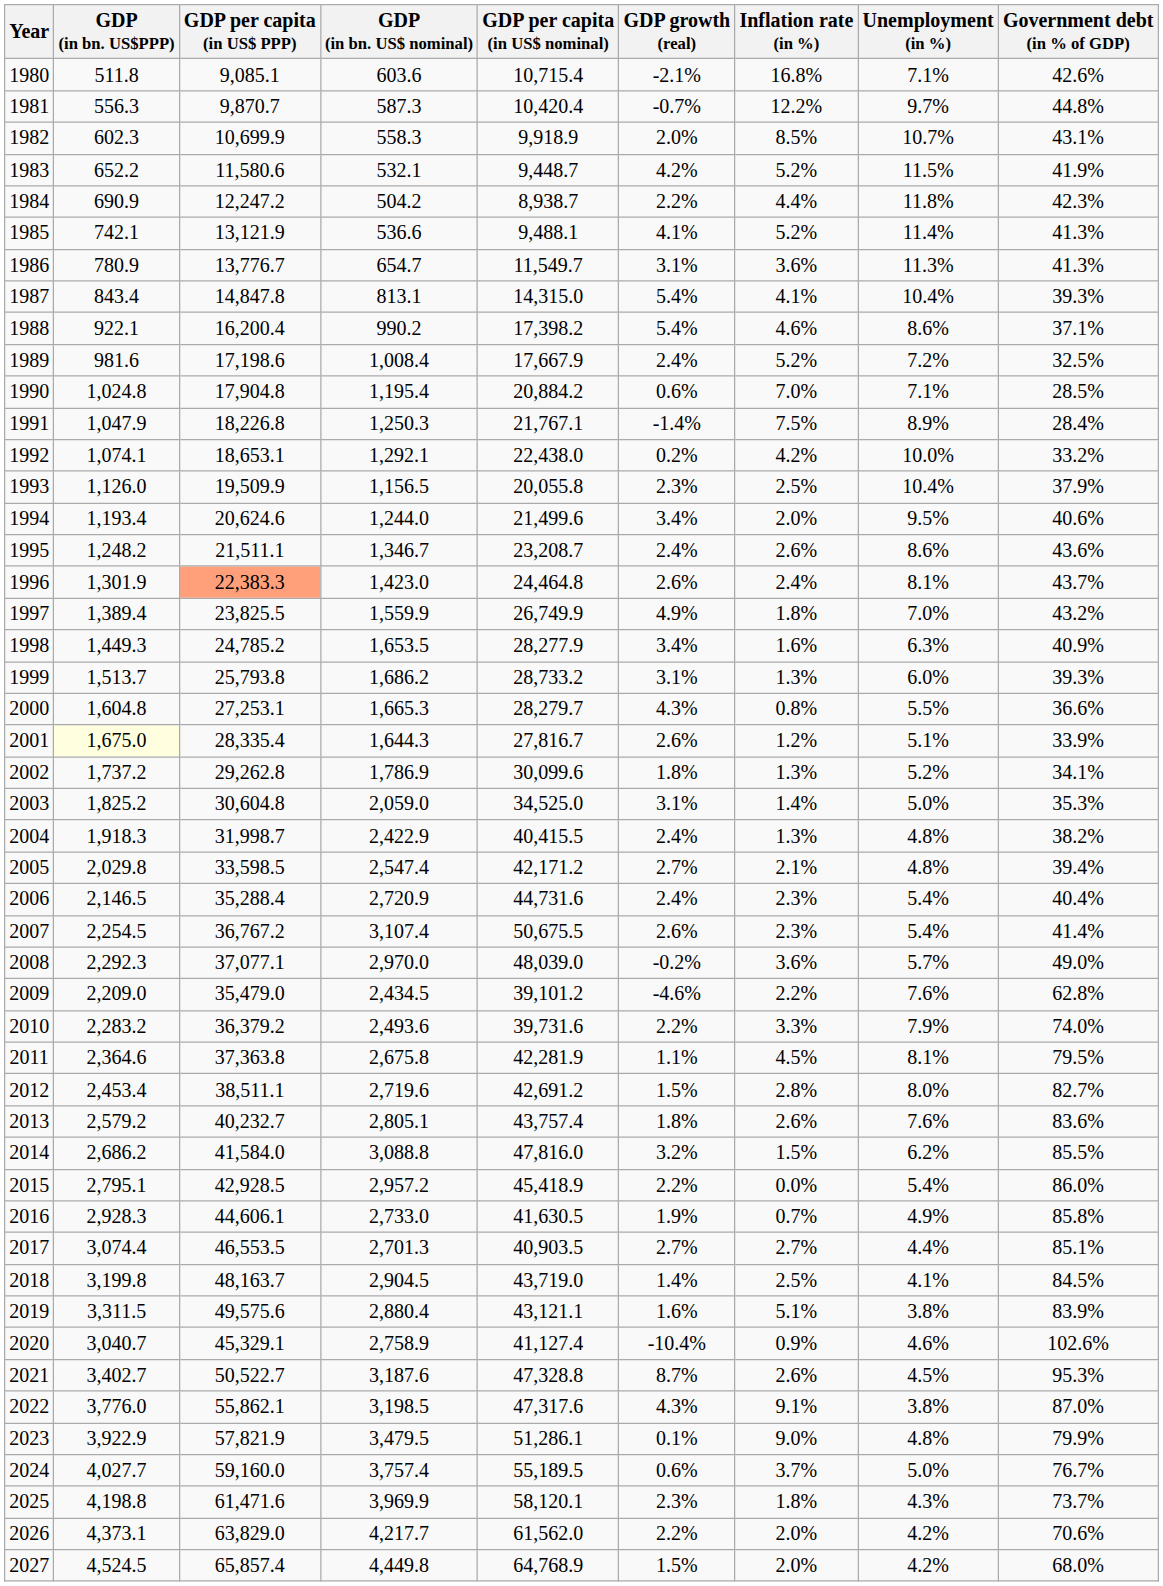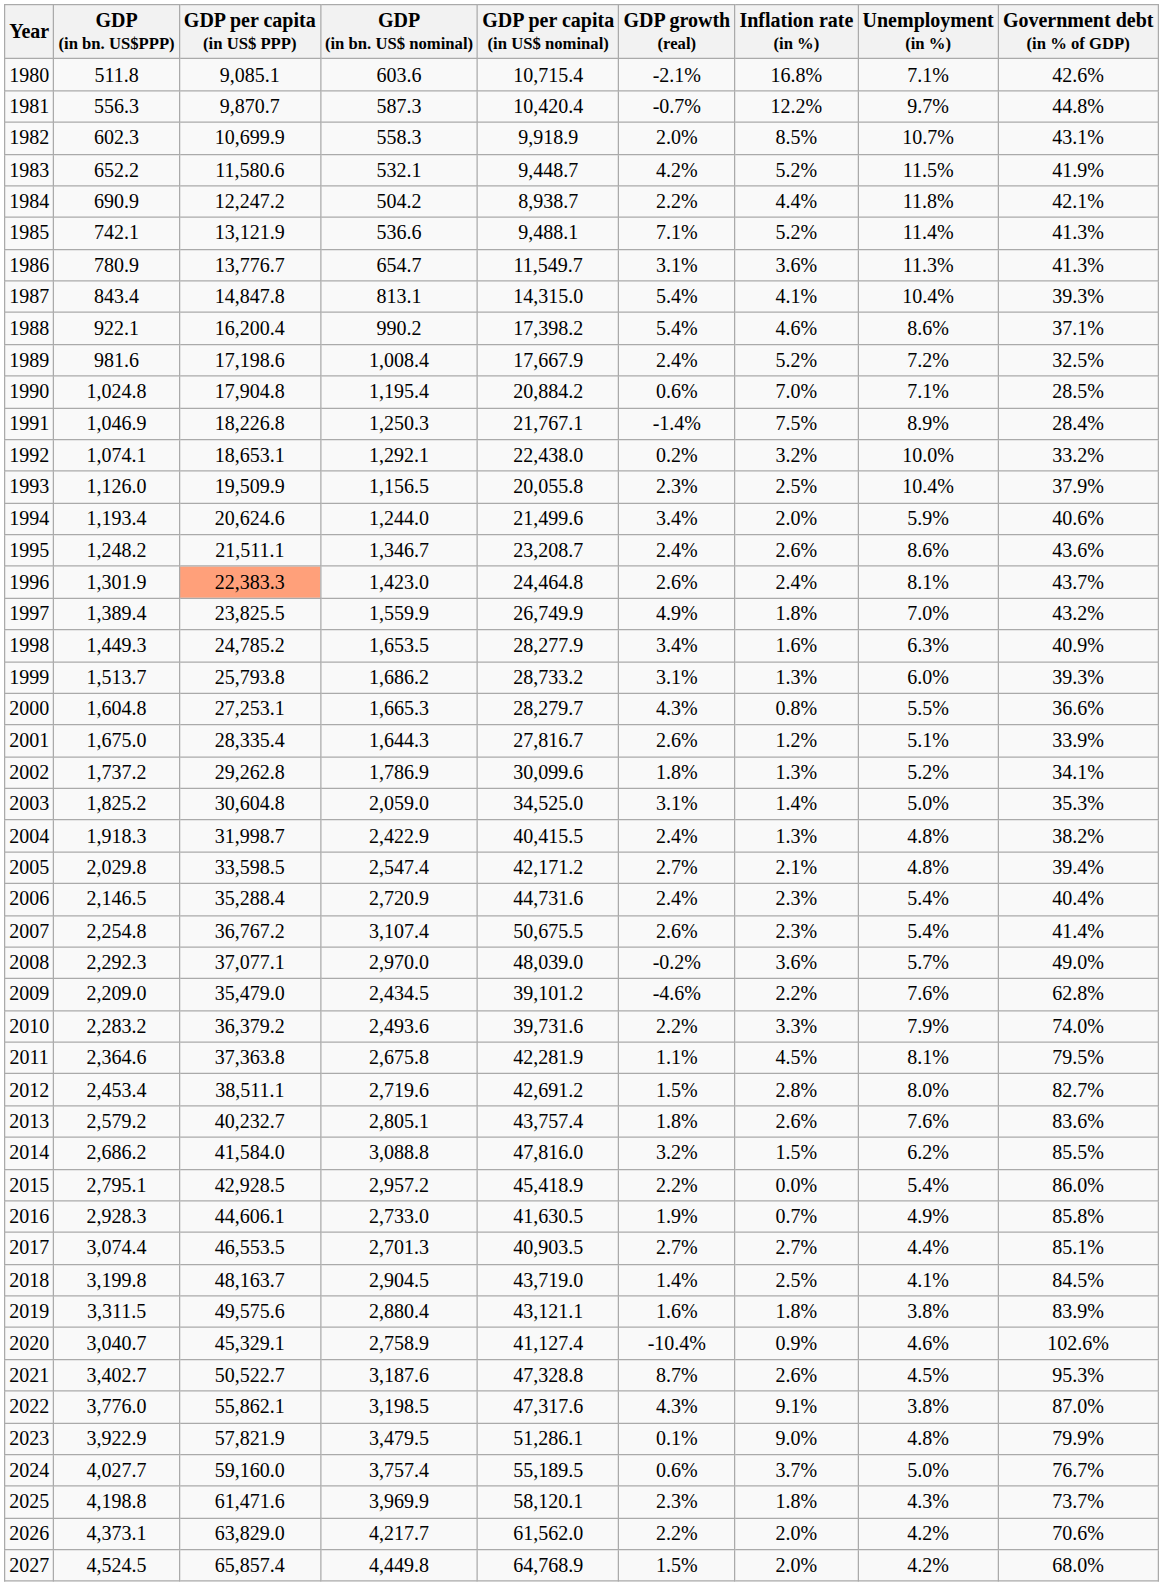(1078, 201) 42.3% -> (1078, 201) 42.1%
(677, 233) 4.1% -> (677, 233) 7.1%
(117, 423) 1,047.9 -> (117, 423) 1,046.9
(796, 455) 4.2% -> (796, 455) 3.2%
(928, 518) 9.5% -> (928, 518) 5.9%
(117, 740) lightyellow background -> (117, 740) no background
(117, 930) 2,254.5 -> (117, 930) 2,254.8
(796, 1311) 5.1% -> (796, 1311) 1.8%
